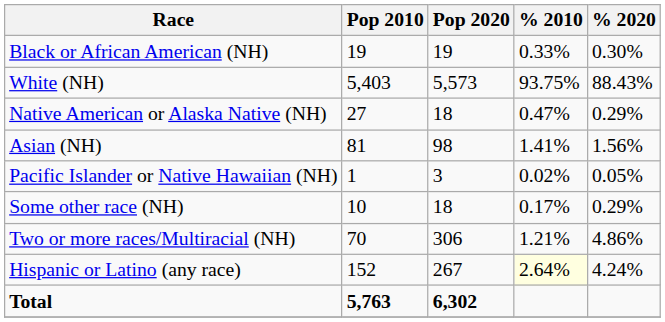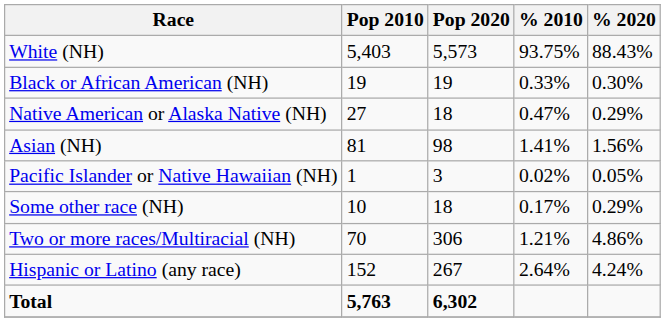rows swapped: (56, 82) <-> (139, 51)
(544, 269) lightyellow background -> (544, 269) no background
